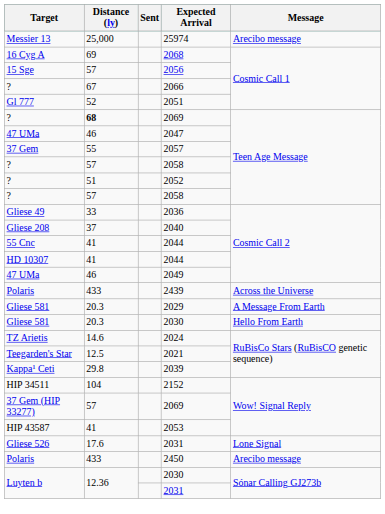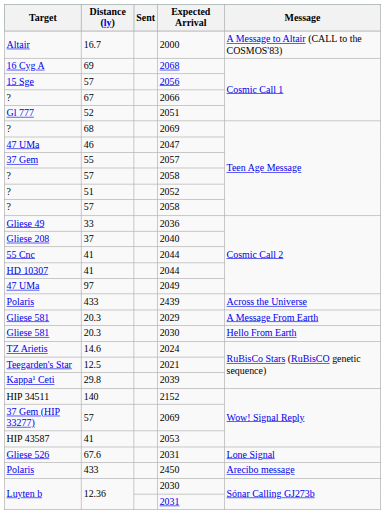- row: (28, 39)
+ row: (18, 44)
(91, 117) bold -> (89, 129) normal
(91, 275) 46 -> (89, 286) 97
(94, 385) 104 -> (91, 396) 140
(95, 443) 17.6 -> (92, 454) 67.6
